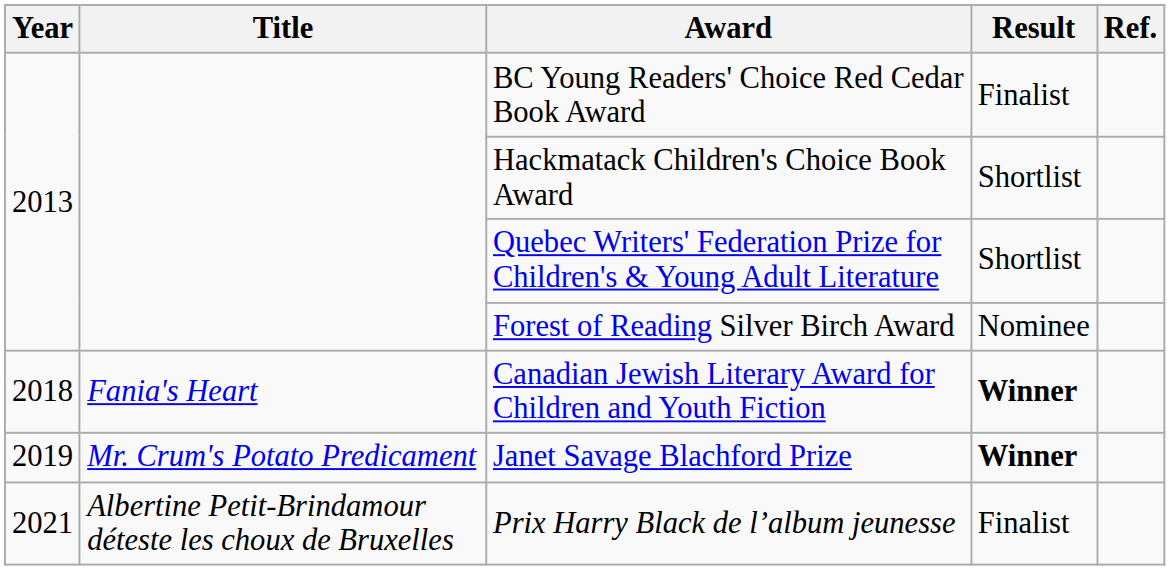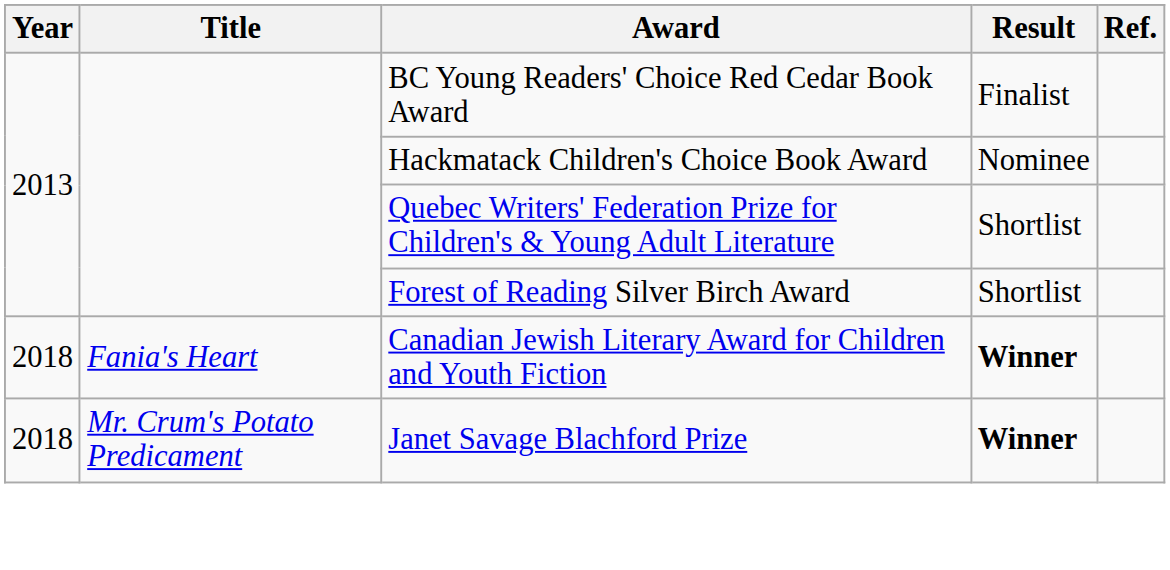(1029, 177) Shortlist -> (1034, 160) Nominee
(1034, 325) Nominee -> (1029, 291) Shortlist
(43, 457) 2019 -> (43, 439) 2018
- row: (724, 522)
